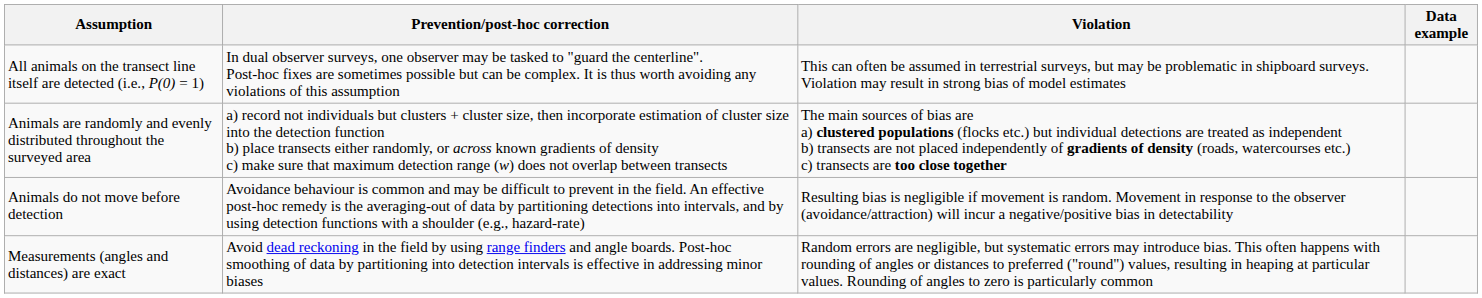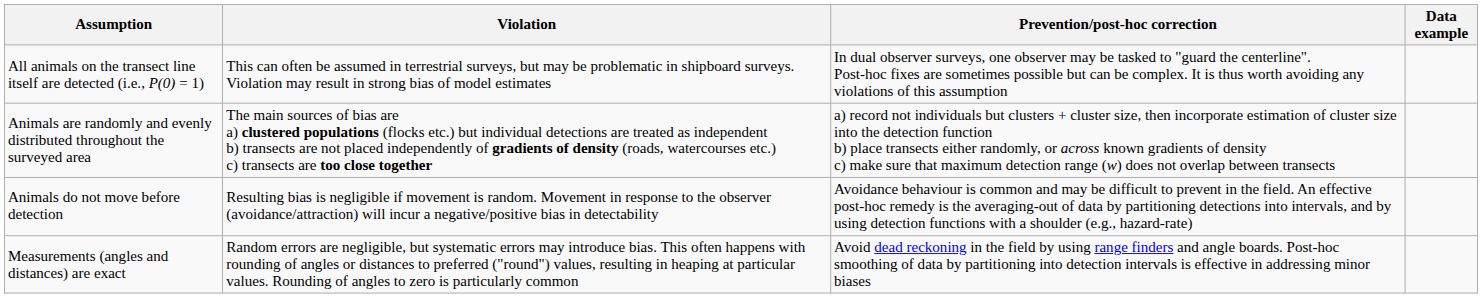columns swapped: (1101, 24) <-> (510, 24)
